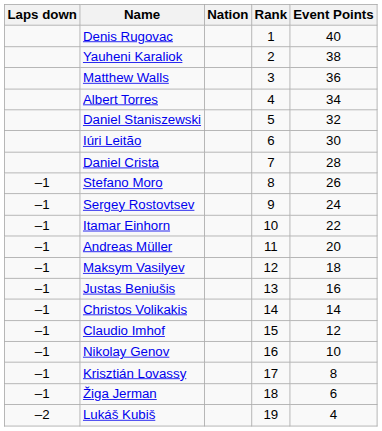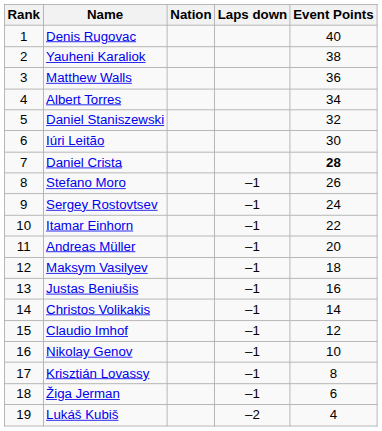columns swapped: (271, 15) <-> (42, 15)
(333, 162) normal -> (333, 162) bold
